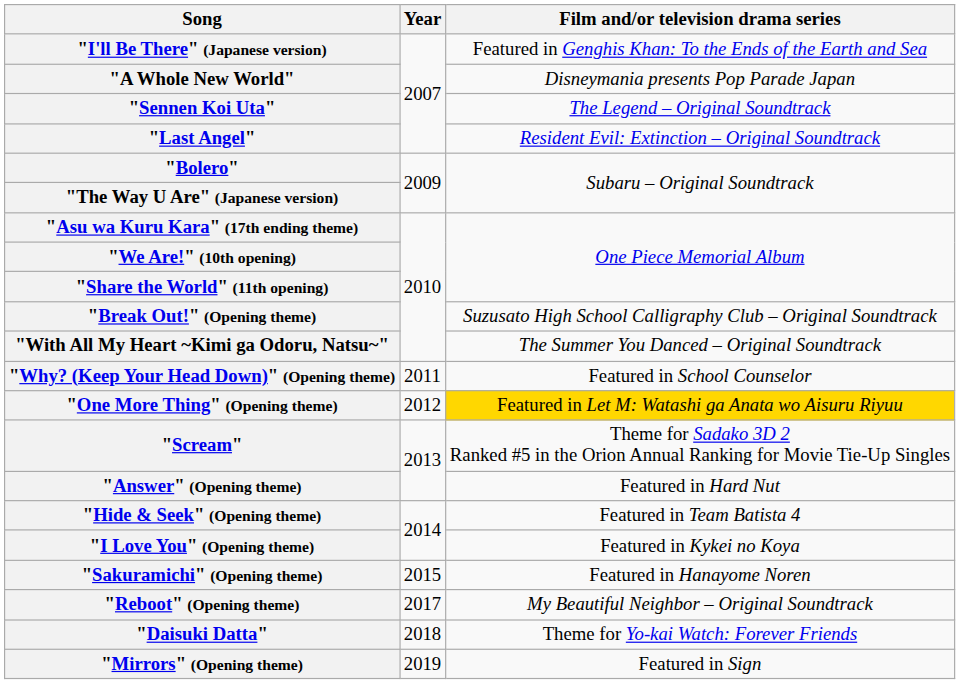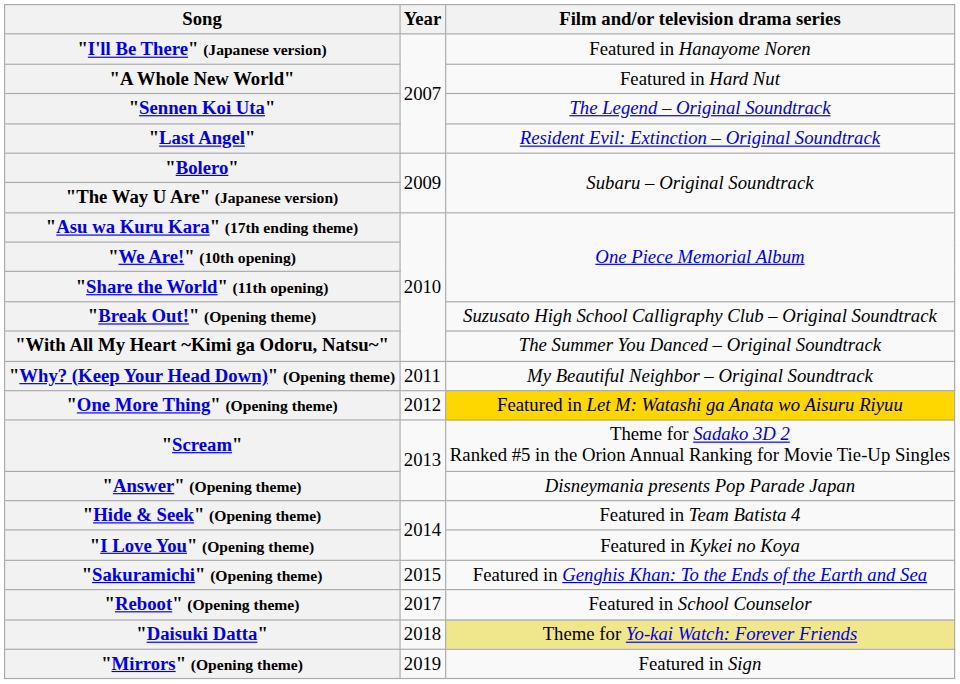(700, 49) Featured in Genghis Khan: To the Ends of the Earth and Sea -> (700, 49) Featured in Hanayome Noren
(700, 78) Disneymania presents Pop Parade Japan -> (700, 78) Featured in Hard Nut
(700, 375) Featured in School Counselor -> (700, 375) My Beautiful Neighbor – Original Soundtrack
(700, 485) Featured in Hard Nut -> (700, 485) Disneymania presents Pop Parade Japan
(700, 574) Featured in Hanayome Noren -> (700, 574) Featured in Genghis Khan: To the Ends of the Earth and Sea
(700, 604) My Beautiful Neighbor – Original Soundtrack -> (700, 604) Featured in School Counselor
(700, 634) no background -> (700, 634) khaki background
